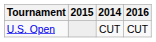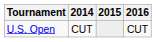columns swapped: (110, 13) <-> (82, 13)
